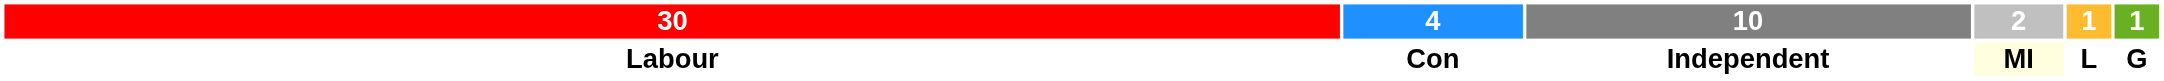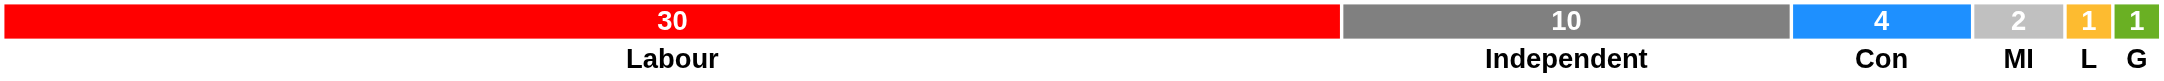columns swapped: (1748, 21) <-> (1433, 21)
(2019, 58) lightyellow background -> (2019, 58) no background
